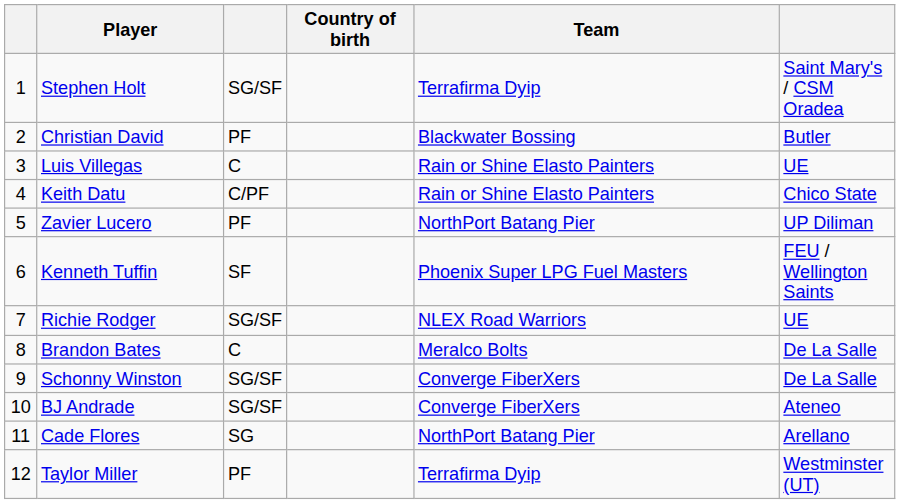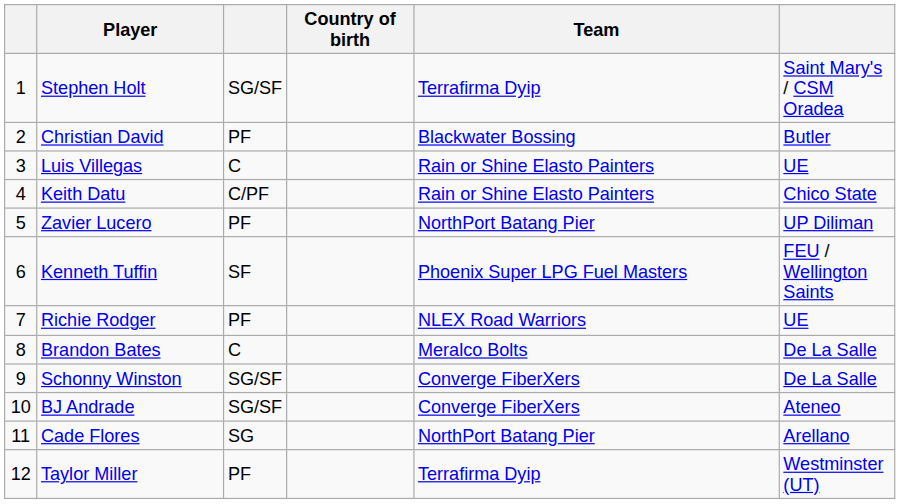(255, 321) SG/SF -> (239, 321) PF
